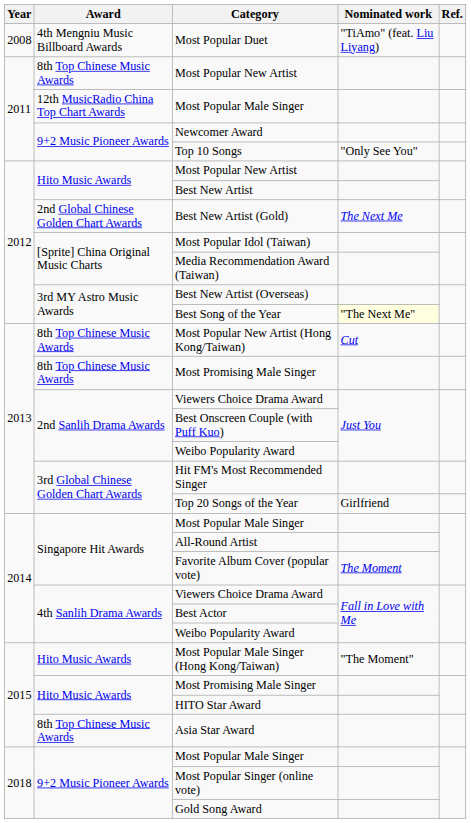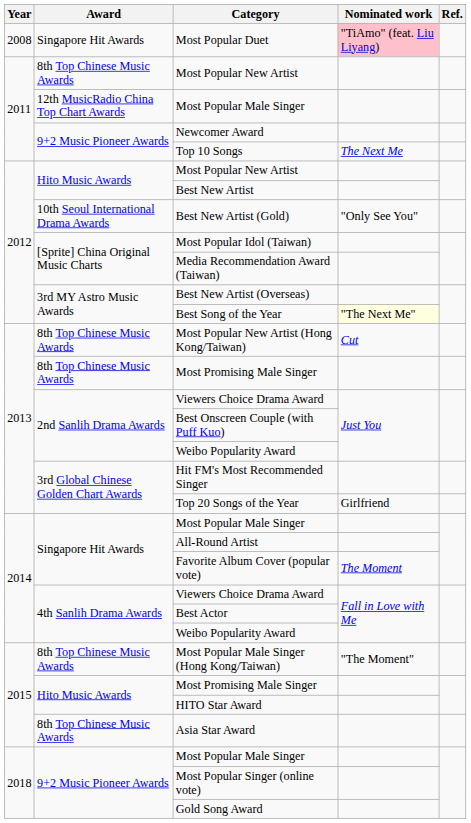(85, 40) 4th Mengniu Music Billboard Awards -> (91, 40) Singapore Hit Awards
(387, 40) no background -> (387, 40) pink background
(379, 151) "Only See You" -> (372, 151) The Next Me
(90, 216) 2nd Global Chinese Golden Chart Awards -> (96, 216) 10th Seoul International Drama Awards
(372, 216) The Next Me -> (379, 216) "Only See You"
(84, 659) Hito Music Awards -> (93, 659) 8th Top Chinese Music Awards
